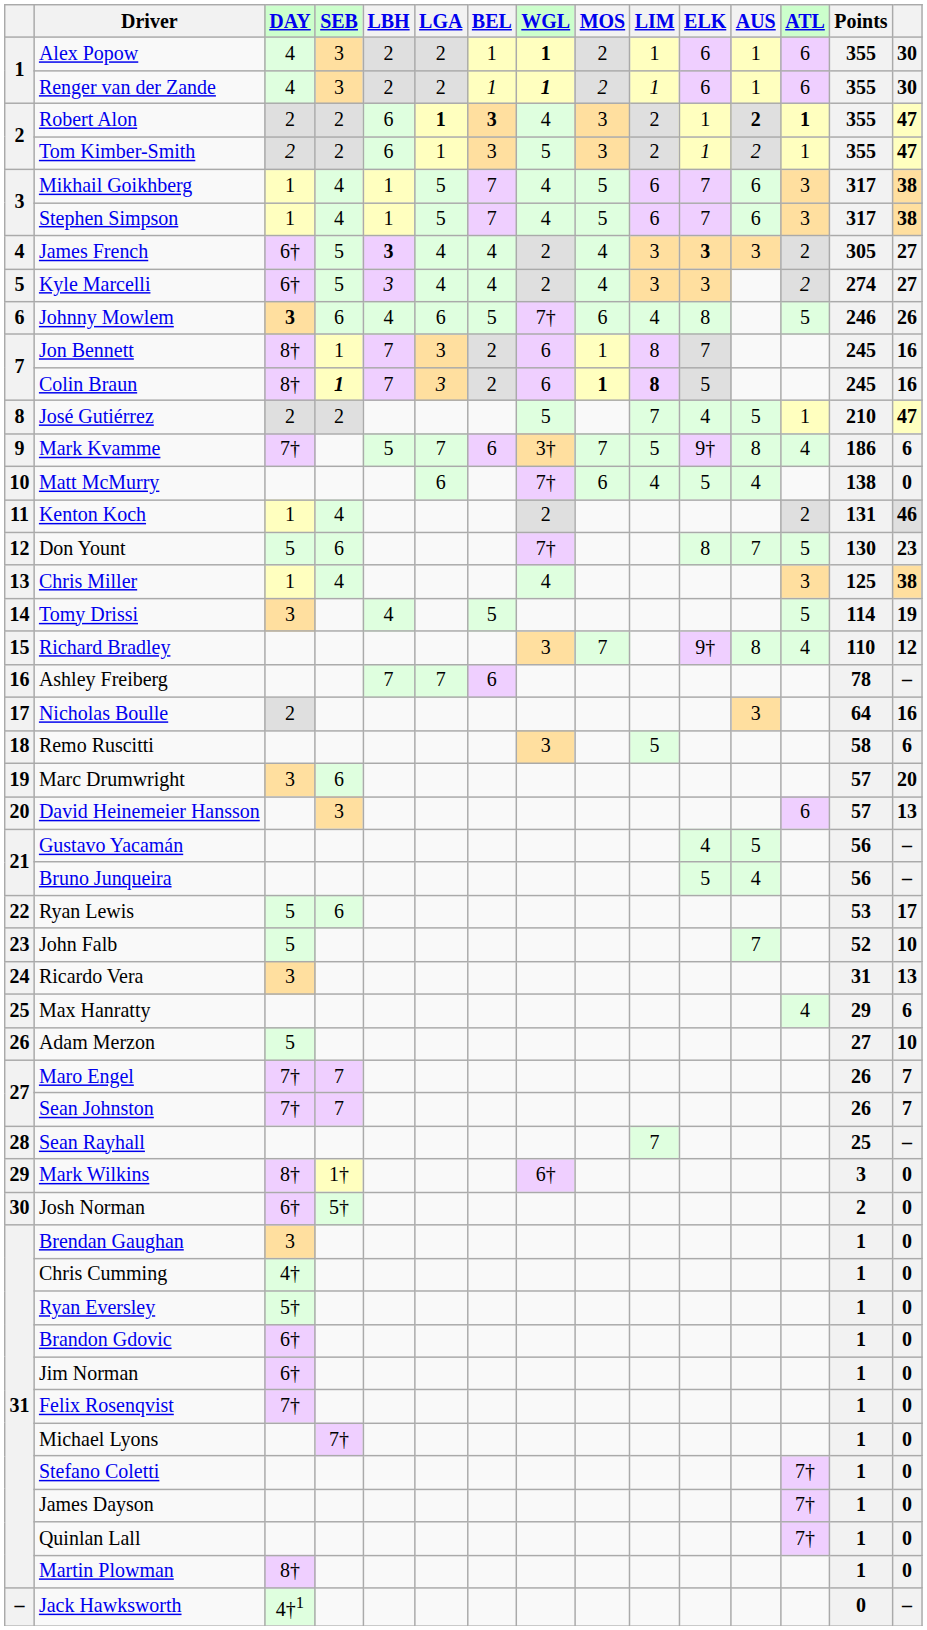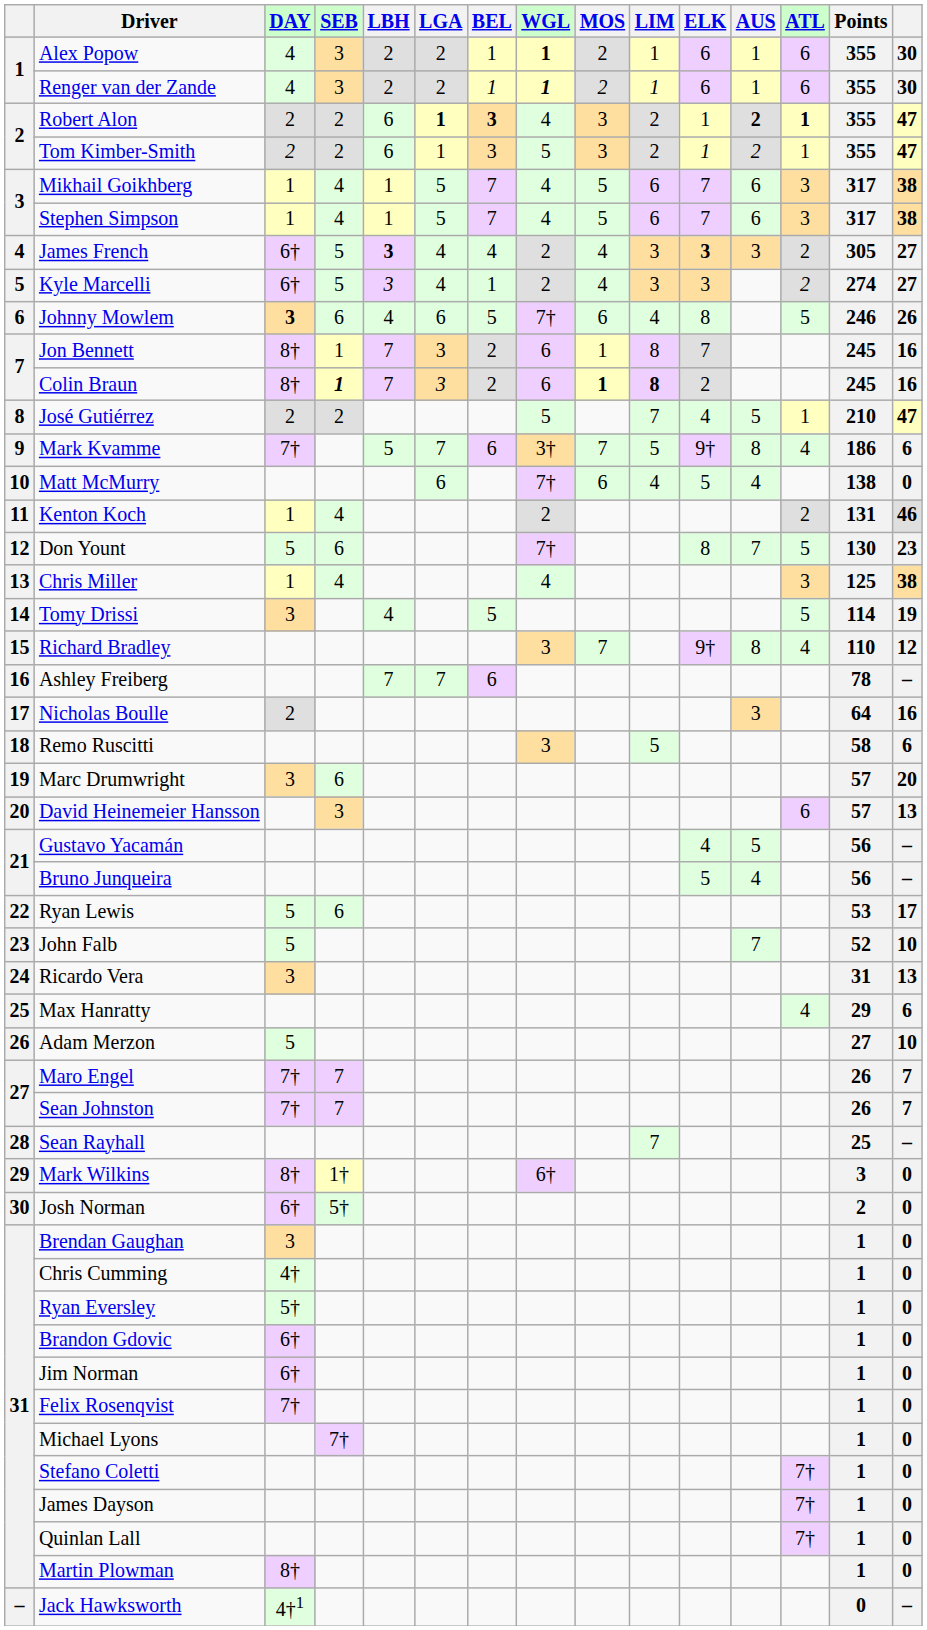(492, 284) 4 -> (492, 284) 1
(705, 383) 5 -> (705, 383) 2
